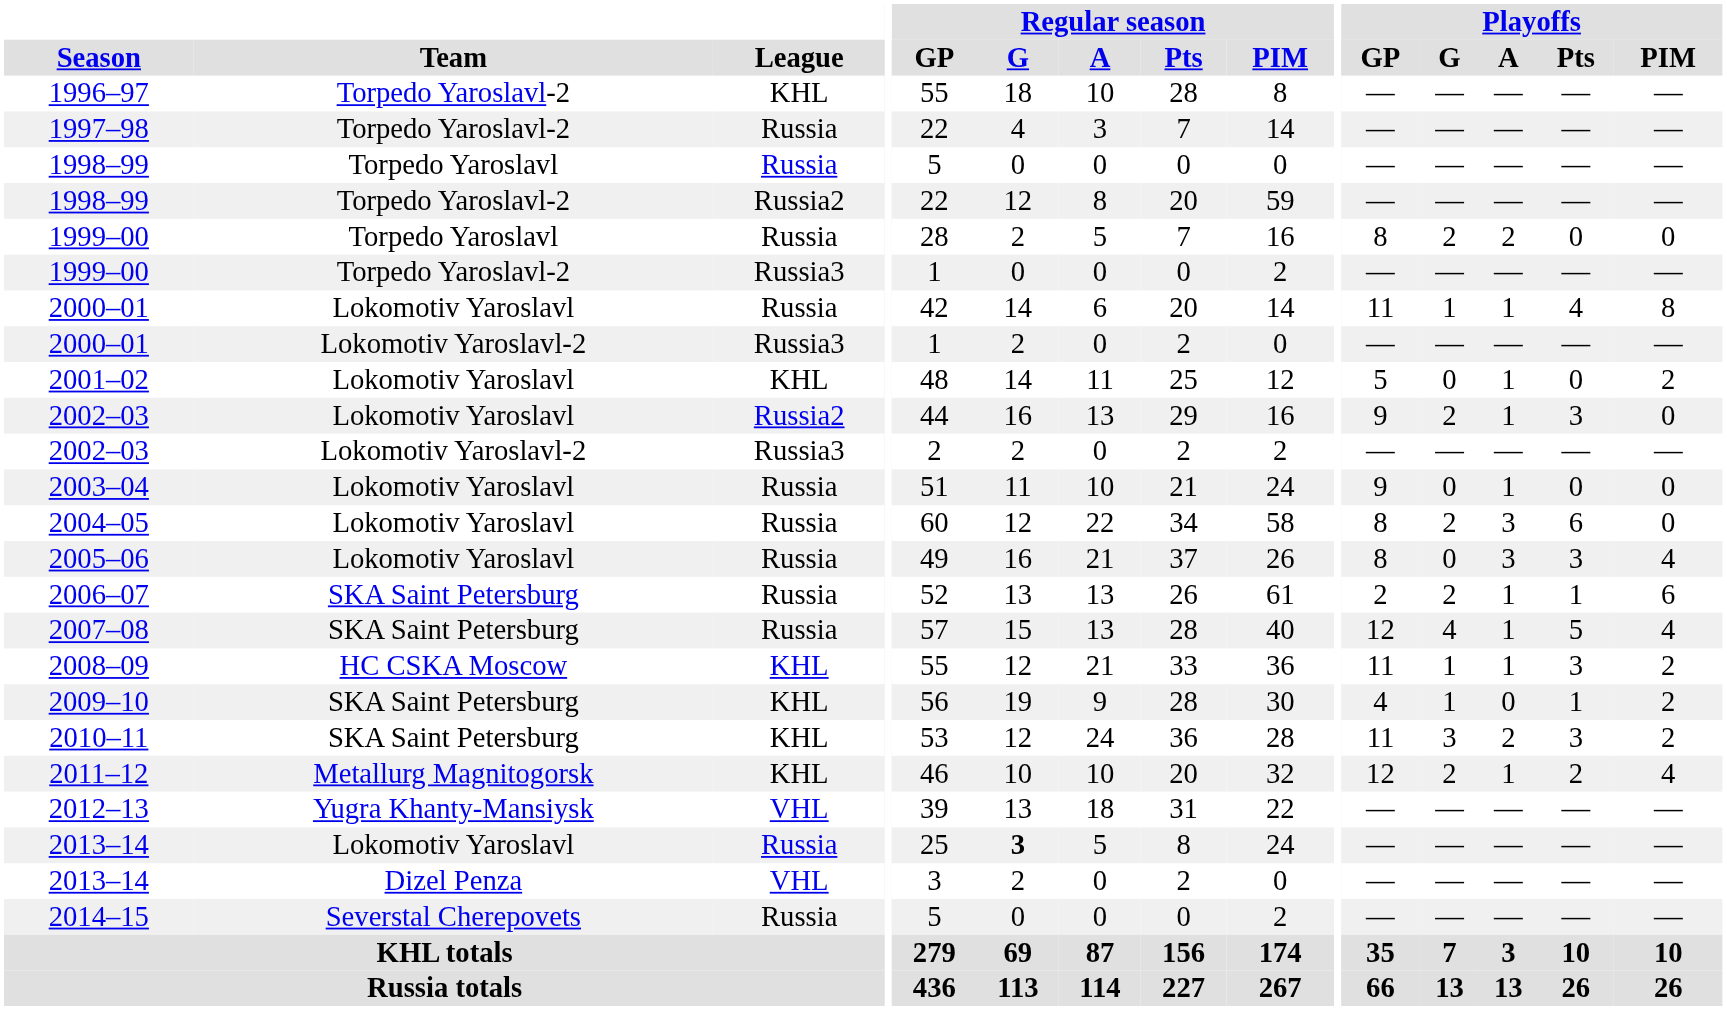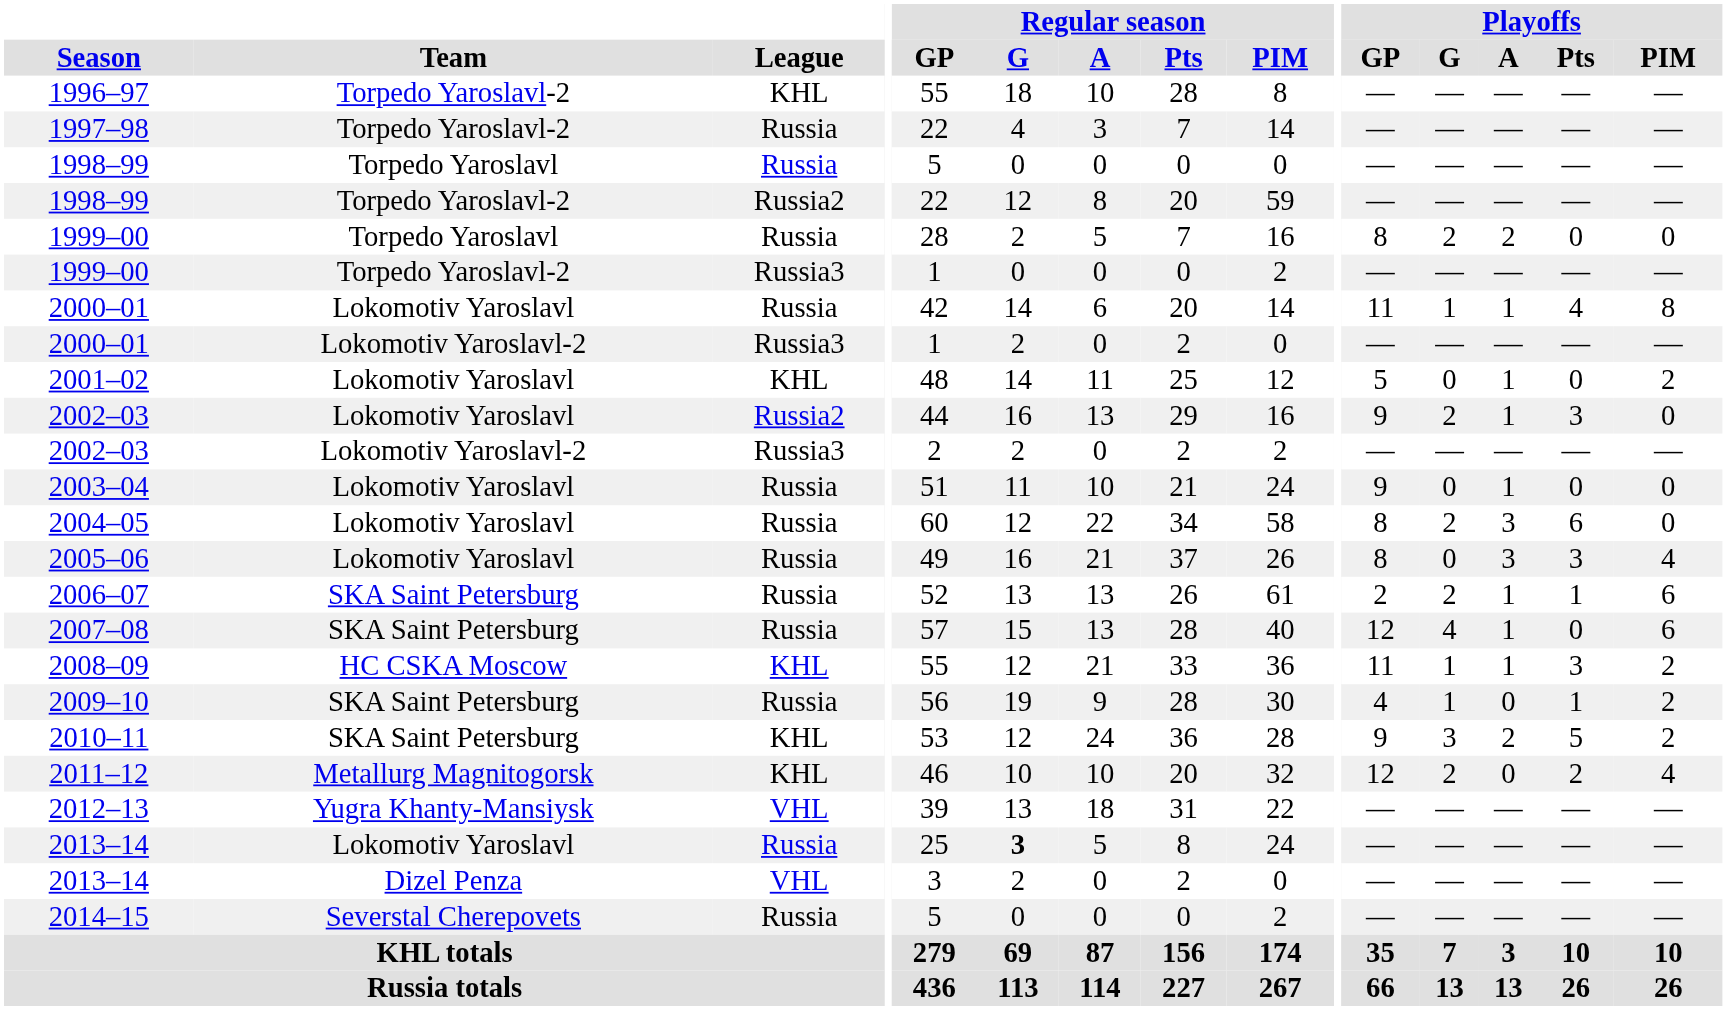(1576, 630) 5 -> (1576, 630) 0
(1668, 630) 4 -> (1668, 630) 6
(799, 701) KHL -> (799, 701) Russia
(1380, 737) 11 -> (1380, 737) 9
(1576, 737) 3 -> (1576, 737) 5
(1508, 773) 1 -> (1508, 773) 0
